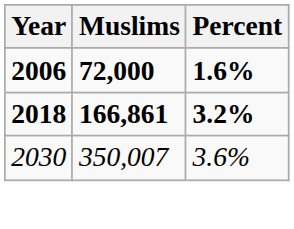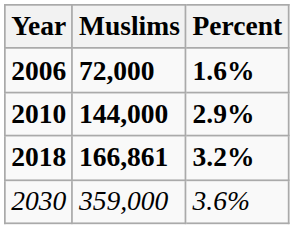+ row: (39, 113)
(124, 157) 350,007 -> (124, 200) 359,000
